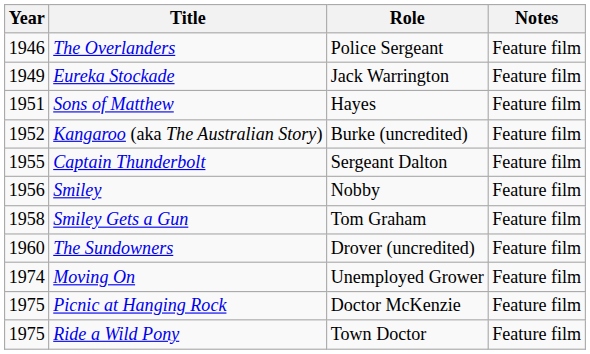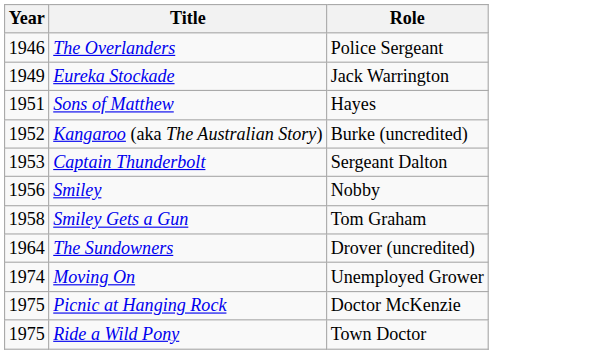- column: (537, 18)
(27, 162) 1955 -> (27, 162) 1953
(27, 248) 1960 -> (27, 248) 1964
